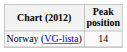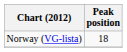(103, 39) 14 -> (103, 39) 18
